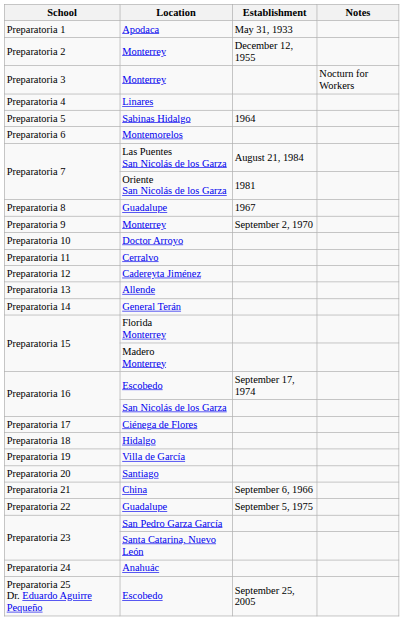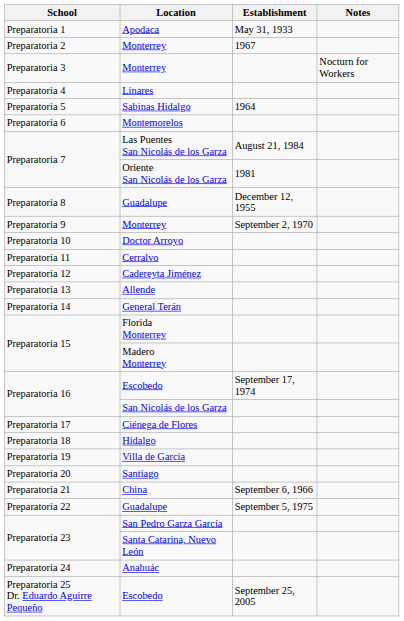(264, 51) December 12, 1955 -> (245, 45) 1967
(245, 207) 1967 -> (264, 202) December 12, 1955
